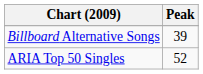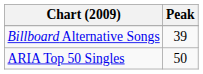(180, 58) 52 -> (180, 58) 50
